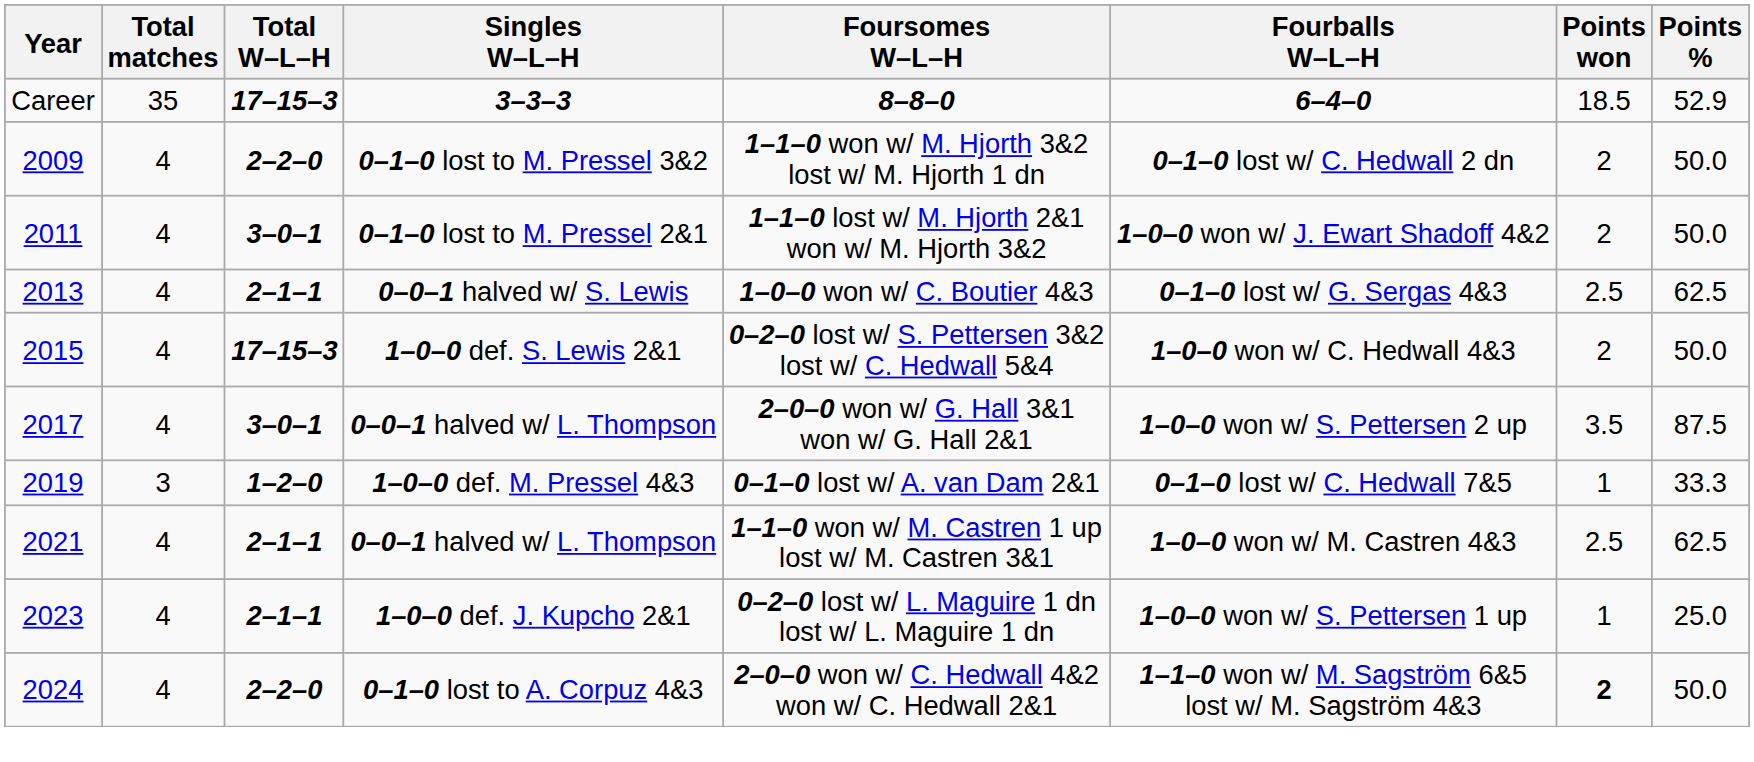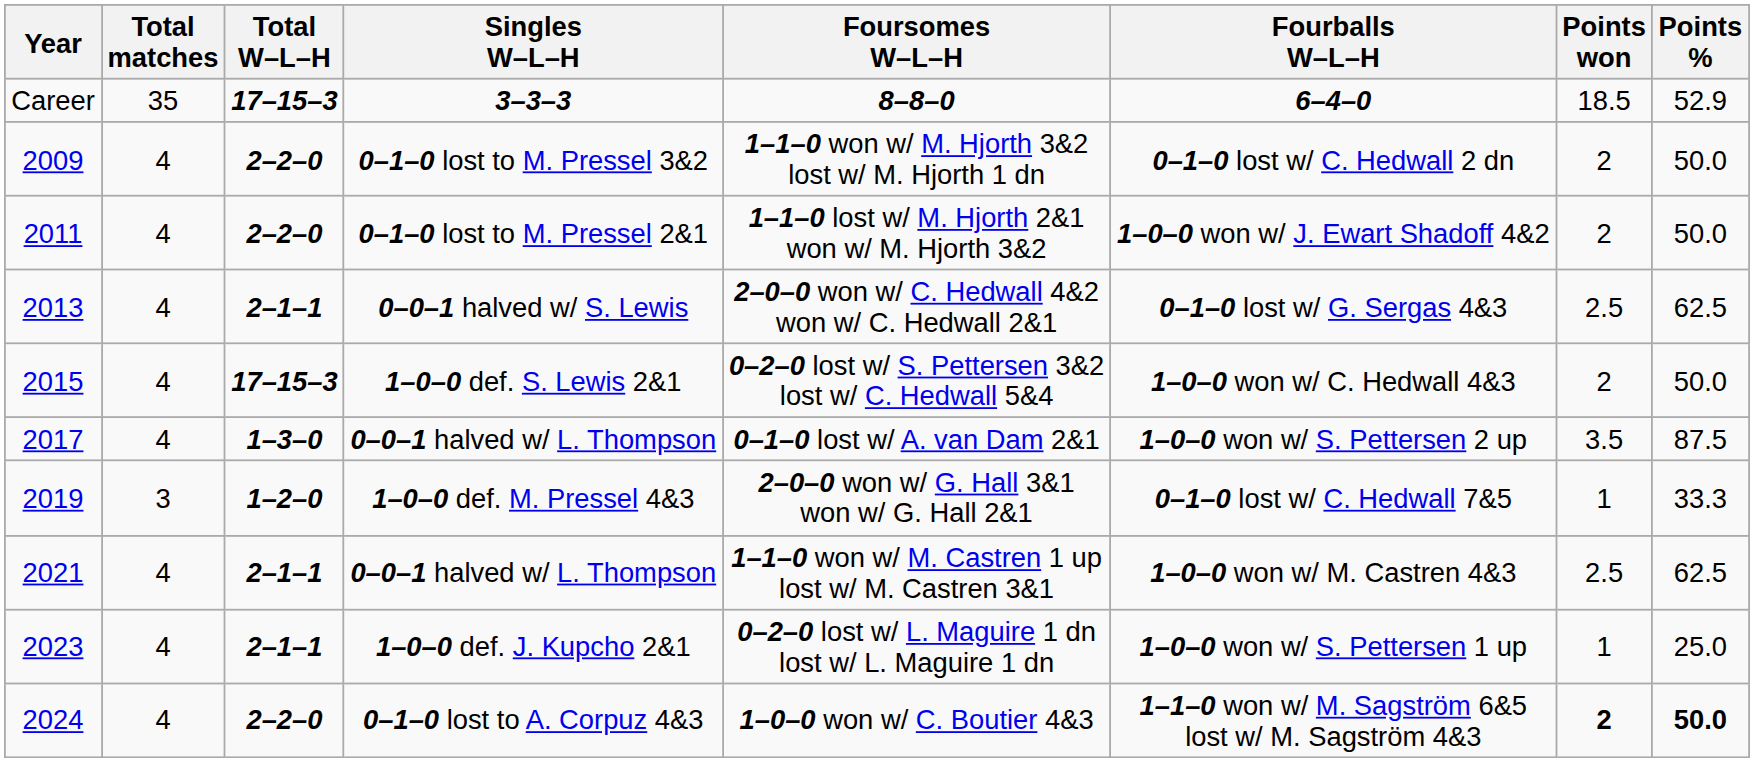(284, 233) 3–0–1 -> (284, 233) 2–2–0
(917, 292) 1–0–0 won w/ C. Boutier 4&3 -> (917, 307) 2–0–0 won w/ C. Hedwall 4&2 won w/ C. Hedwall 2&1
(284, 424) 3–0–1 -> (284, 440) 1–3–0
(917, 424) 2–0–0 won w/ G. Hall 3&1 won w/ G. Hall 2&1 -> (917, 440) 0–1–0 lost w/ A. van Dam 2&1
(917, 483) 0–1–0 lost w/ A. van Dam 2&1 -> (917, 498) 2–0–0 won w/ G. Hall 3&1 won w/ G. Hall 2&1
(917, 689) 2–0–0 won w/ C. Hedwall 4&2 won w/ C. Hedwall 2&1 -> (917, 720) 1–0–0 won w/ C. Boutier 4&3
(1700, 689) normal -> (1700, 720) bold
